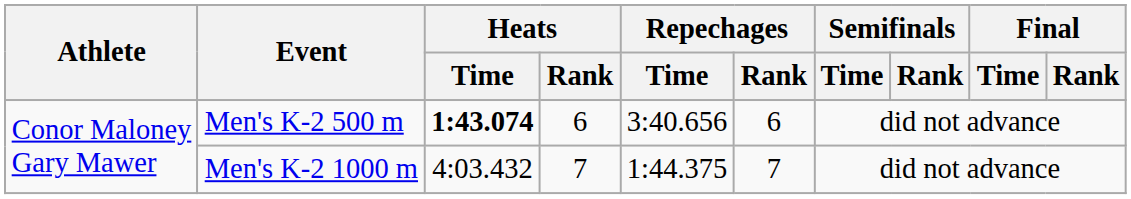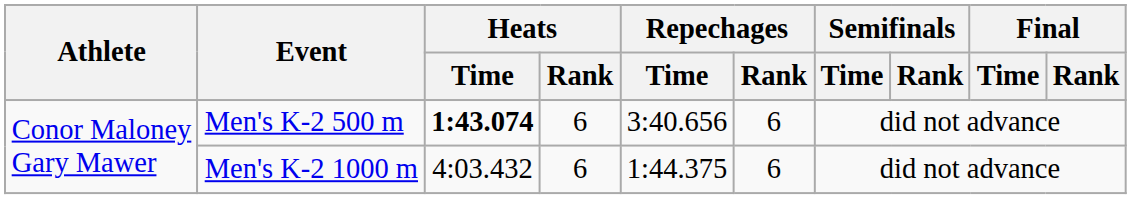(580, 169) 7 -> (580, 169) 6
(774, 169) 7 -> (774, 169) 6
